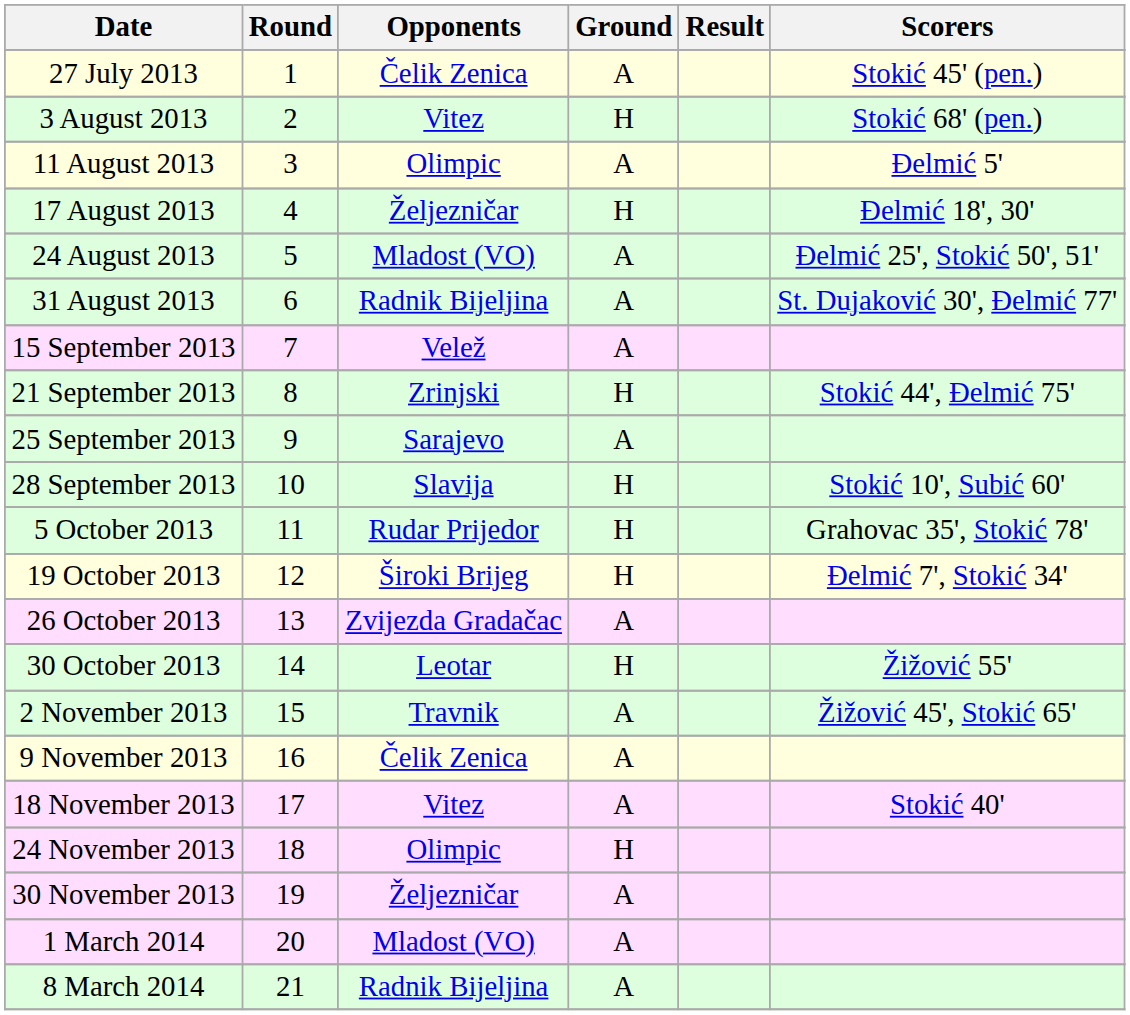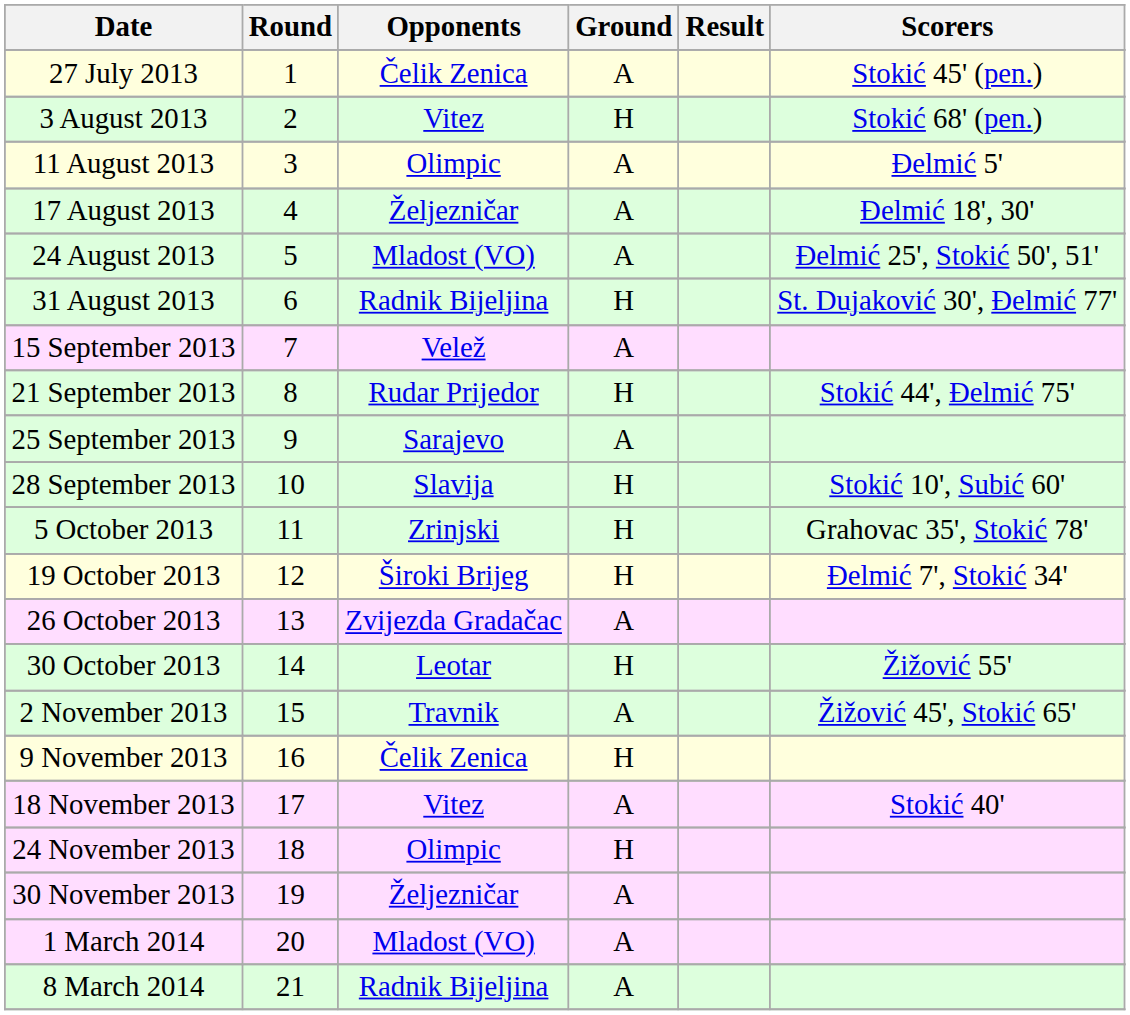(624, 210) H -> (624, 210) A
(624, 301) A -> (624, 301) H
(454, 392) Zrinjski -> (454, 392) Rudar Prijedor
(454, 529) Rudar Prijedor -> (454, 529) Zrinjski
(624, 758) A -> (624, 758) H
